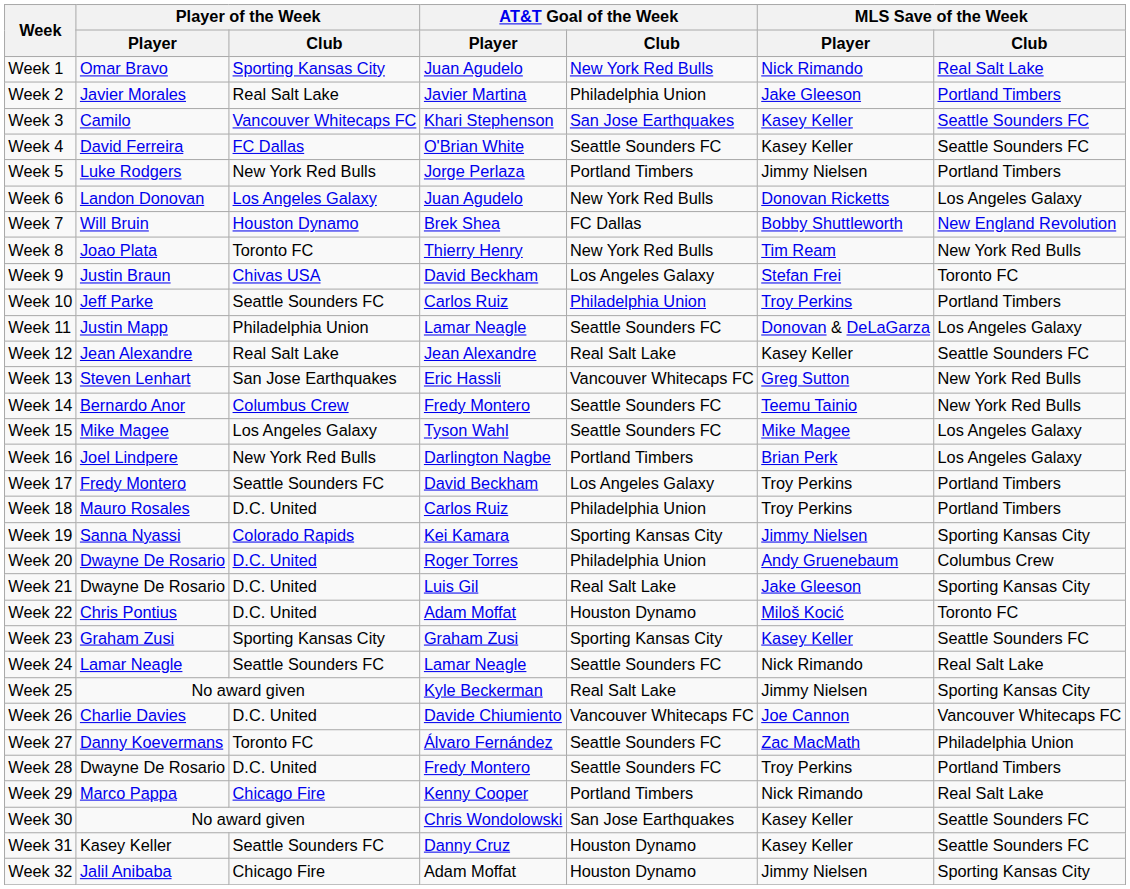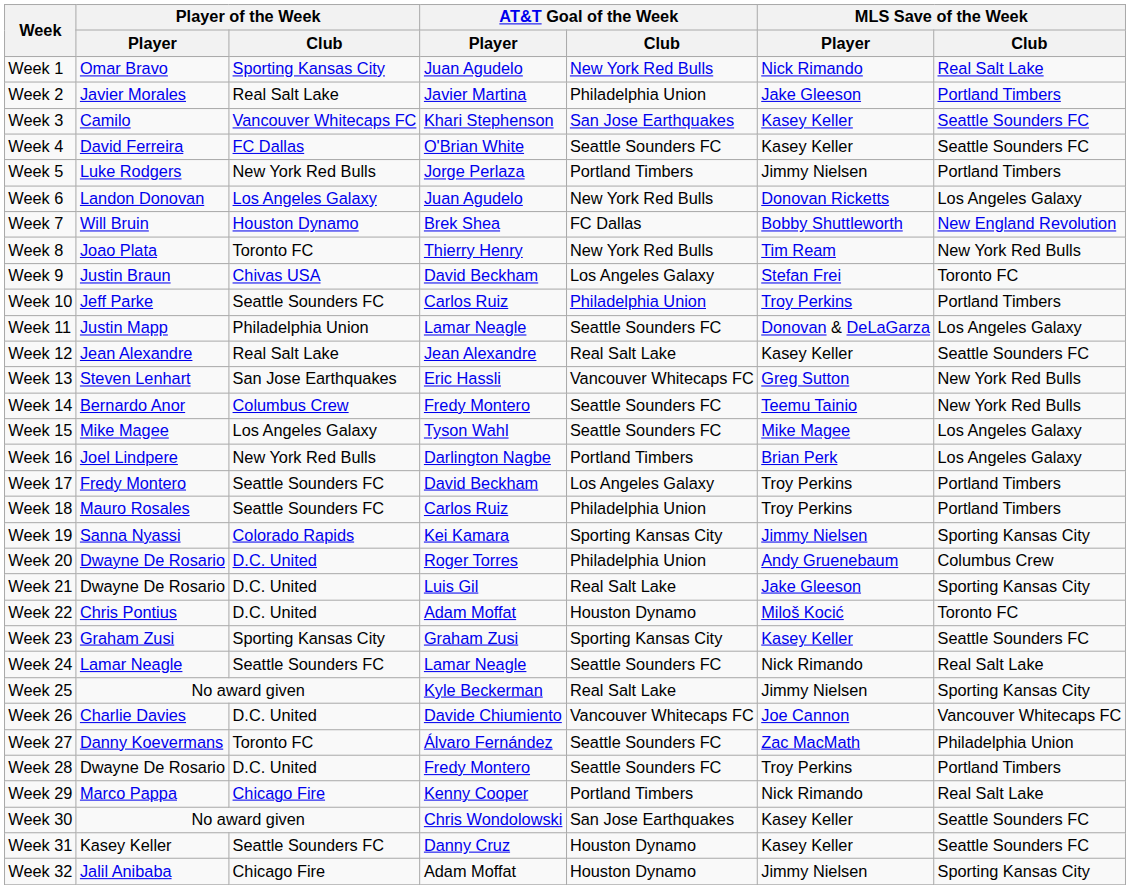(275, 509) D.C. United -> (308, 509) Seattle Sounders FC
